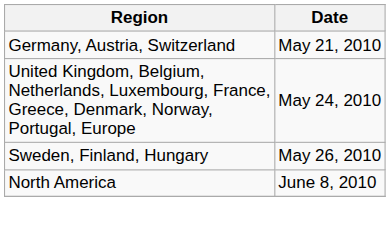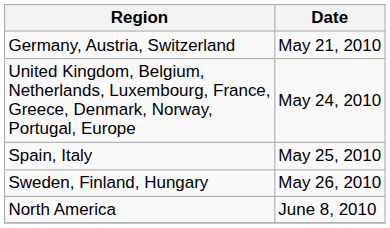+ row: (50, 155)
